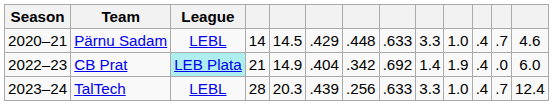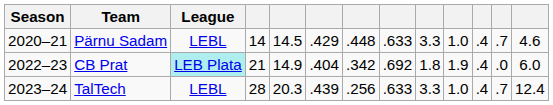(430, 65) 1.4 -> (430, 65) 1.8
